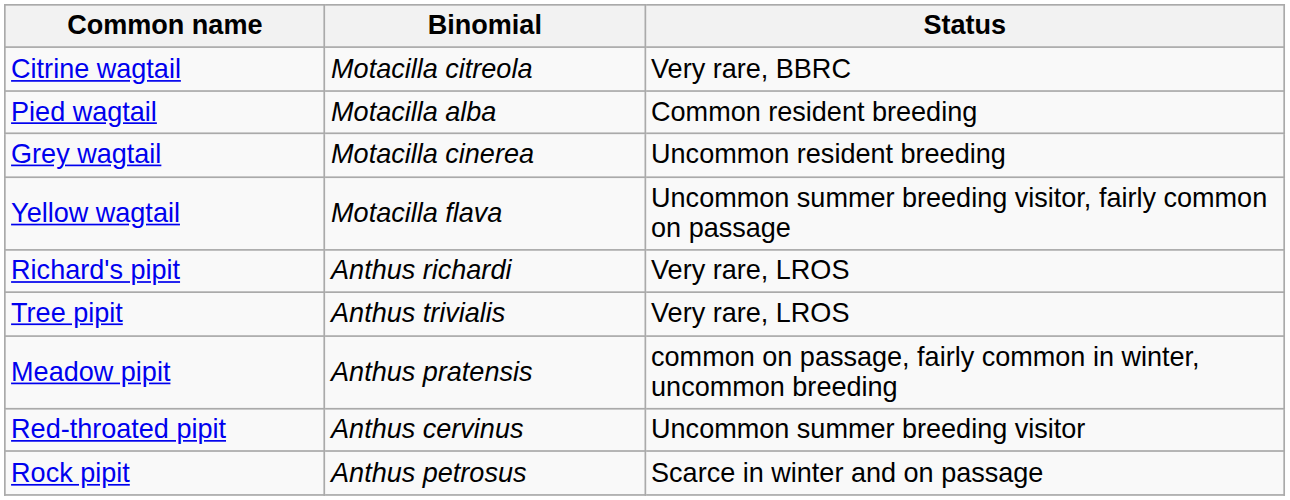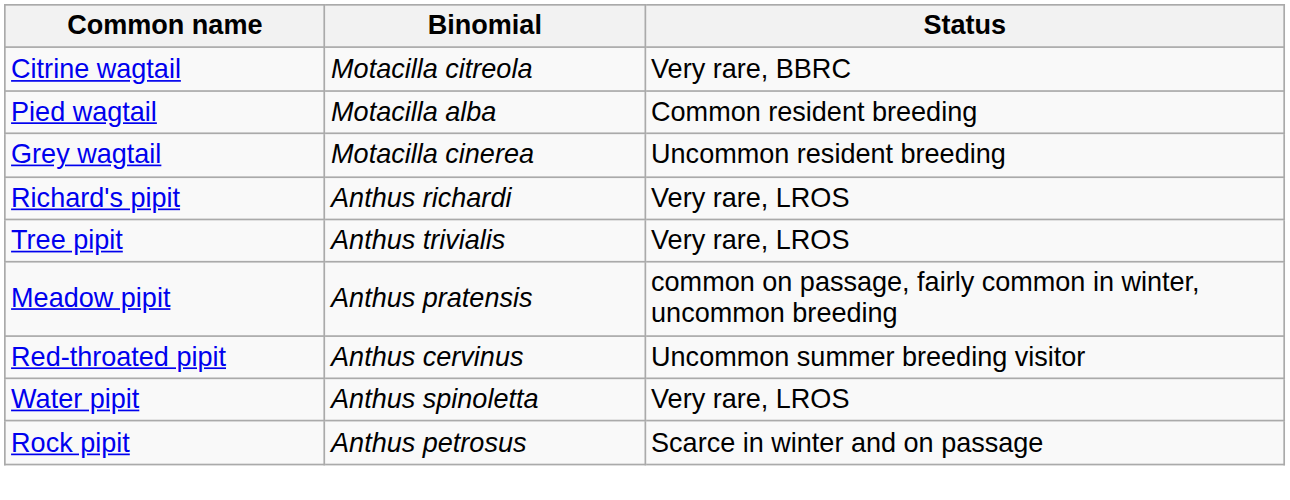- row: (96, 212)
+ row: (75, 399)
